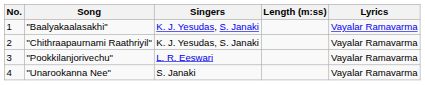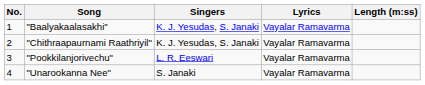columns swapped: (374, 12) <-> (295, 12)
